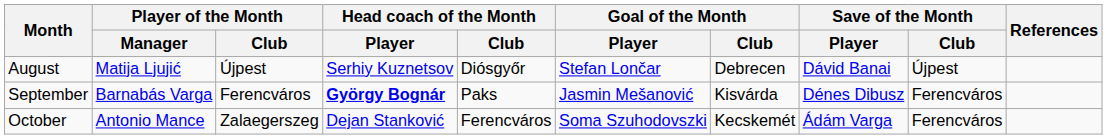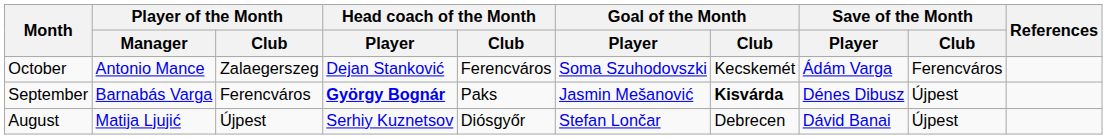rows swapped: (34, 69) <-> (37, 120)
(746, 95) normal -> (749, 95) bold
(957, 95) Ferencváros -> (935, 95) Újpest
